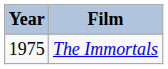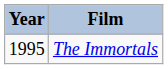(27, 49) 1975 -> (27, 49) 1995
